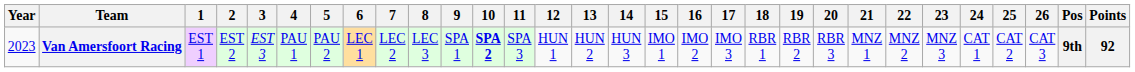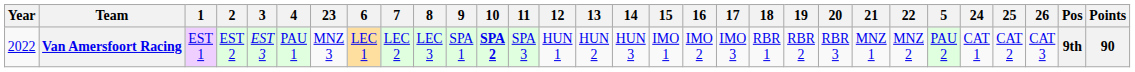columns swapped: (327, 15) <-> (942, 15)
(22, 46) 2023 -> (22, 46) 2022
(1108, 46) 92 -> (1108, 46) 90
